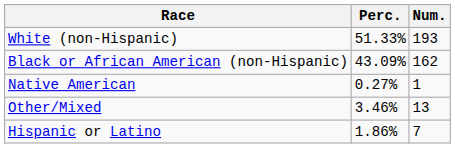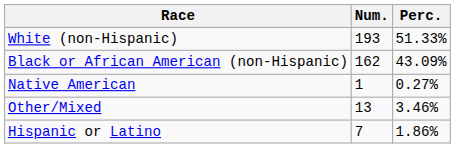columns swapped: (430, 16) <-> (380, 16)
